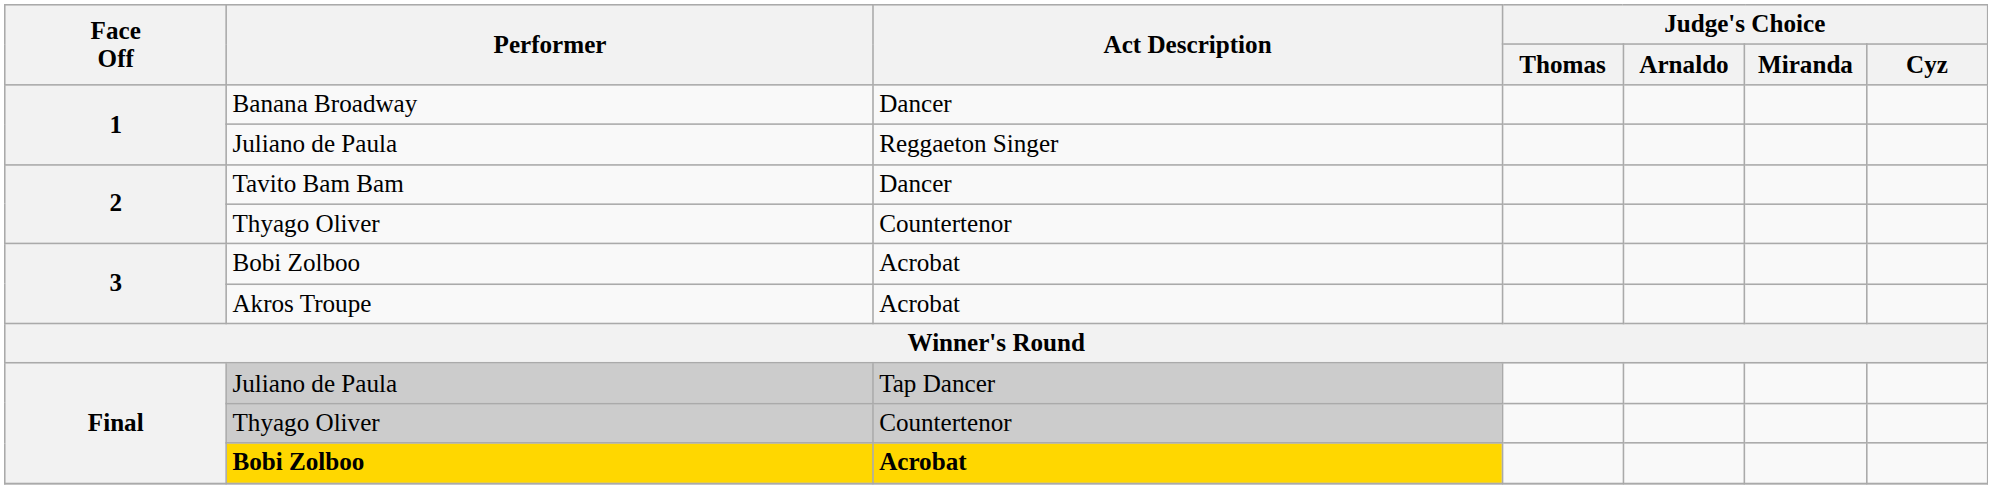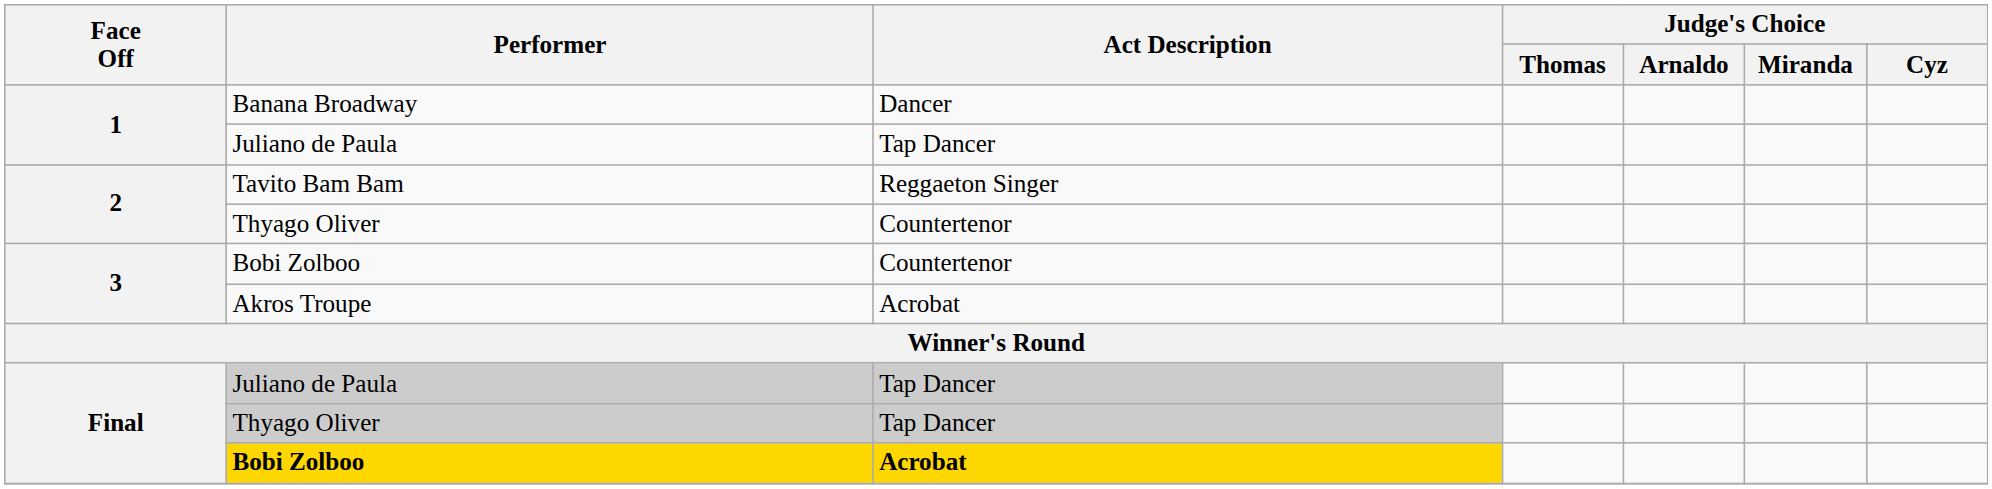(969, 143) Reggaeton Singer -> (937, 143) Tap Dancer
(915, 183) Dancer -> (969, 183) Reggaeton Singer
(920, 263) Acrobat -> (945, 263) Countertenor
(945, 422) Countertenor -> (937, 422) Tap Dancer
